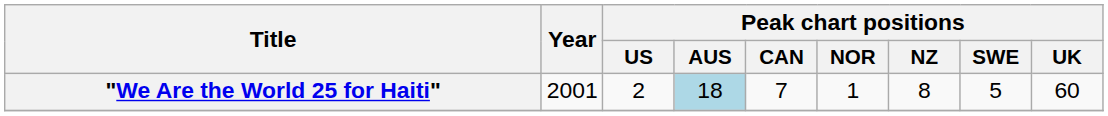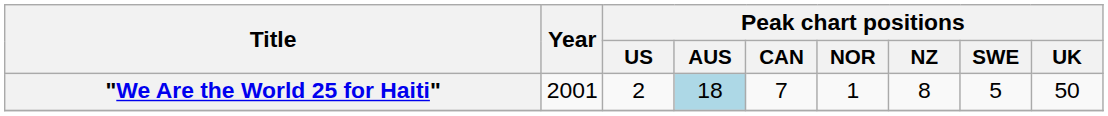(1067, 91) 60 -> (1067, 91) 50
